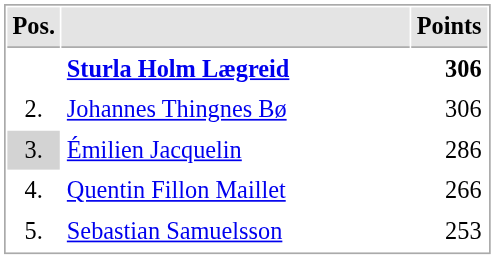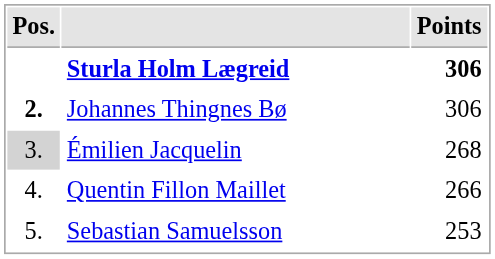(34, 109) normal -> (34, 109) bold
(463, 149) 286 -> (463, 149) 268
